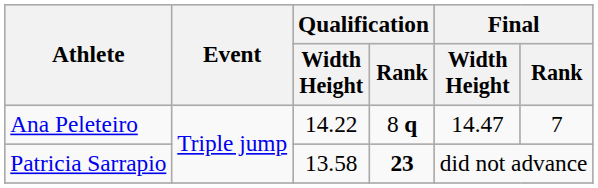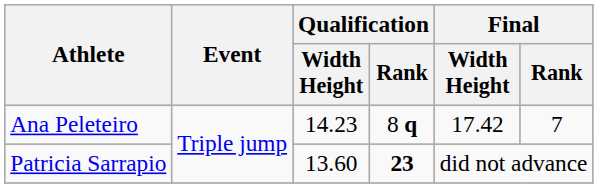(331, 124) 14.22 -> (331, 124) 14.23
(478, 124) 14.47 -> (478, 124) 17.42
(331, 163) 13.58 -> (331, 163) 13.60
